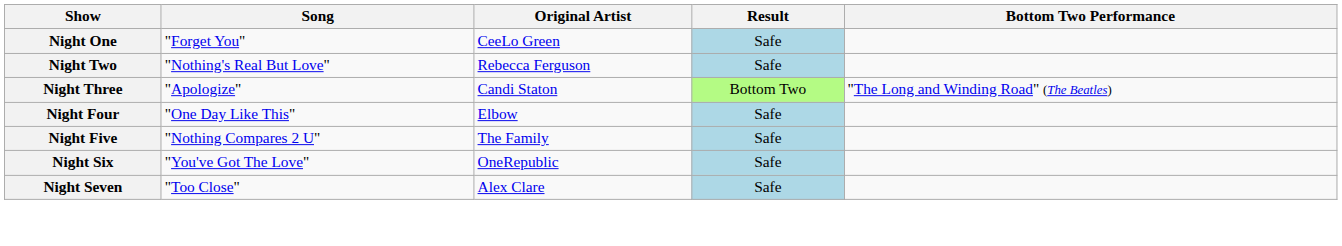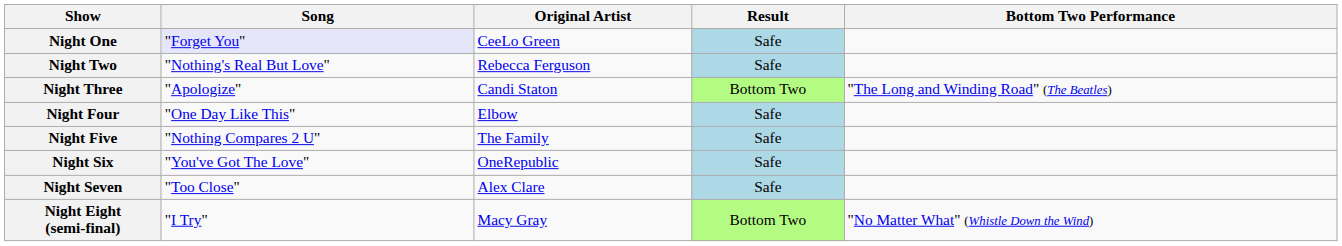(205, 41) no background -> (205, 41) lavender background
+ row: (83, 220)
